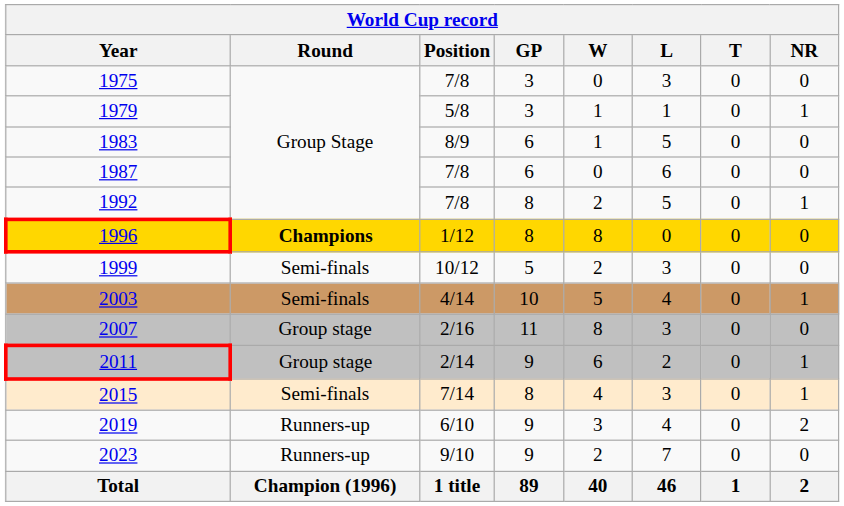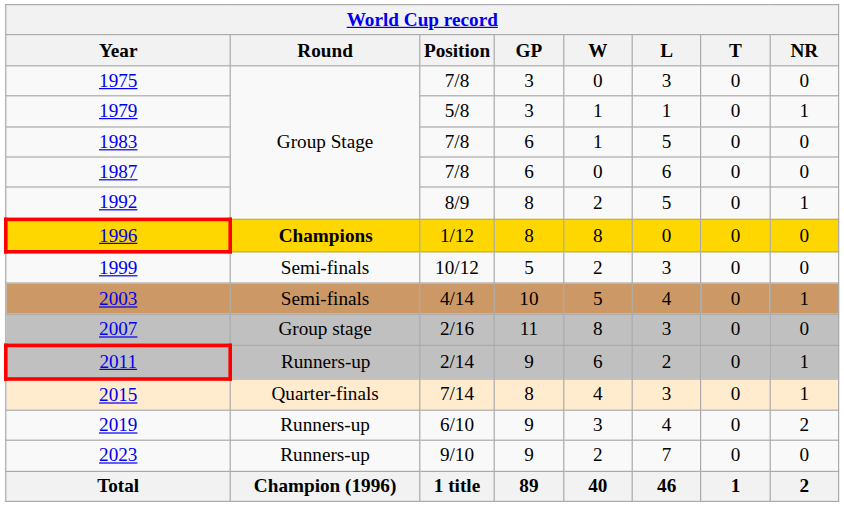(457, 141) 8/9 -> (457, 141) 7/8
(457, 203) 7/8 -> (457, 203) 8/9
(326, 361) Group stage -> (326, 361) Runners-up
(325, 394) Semi-finals -> (325, 394) Quarter-finals
